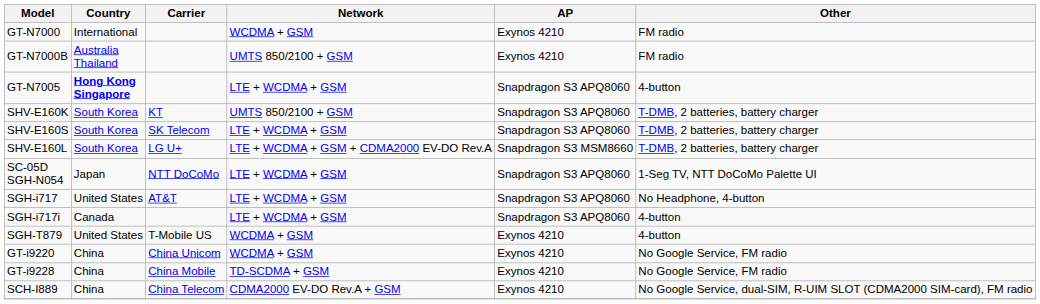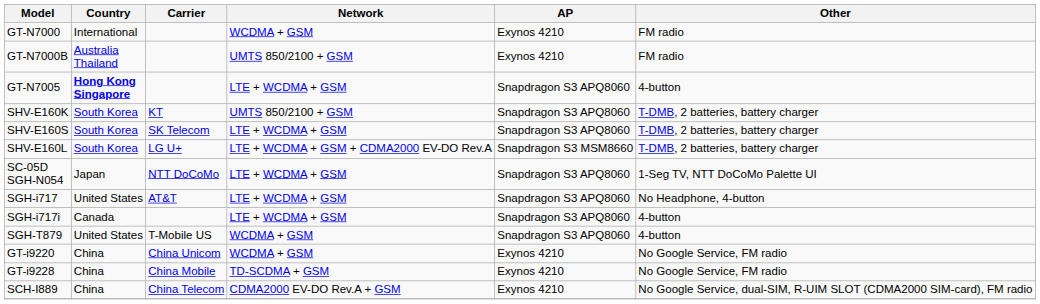(531, 235) Exynos 4210 -> (564, 235) Snapdragon S3 APQ8060
